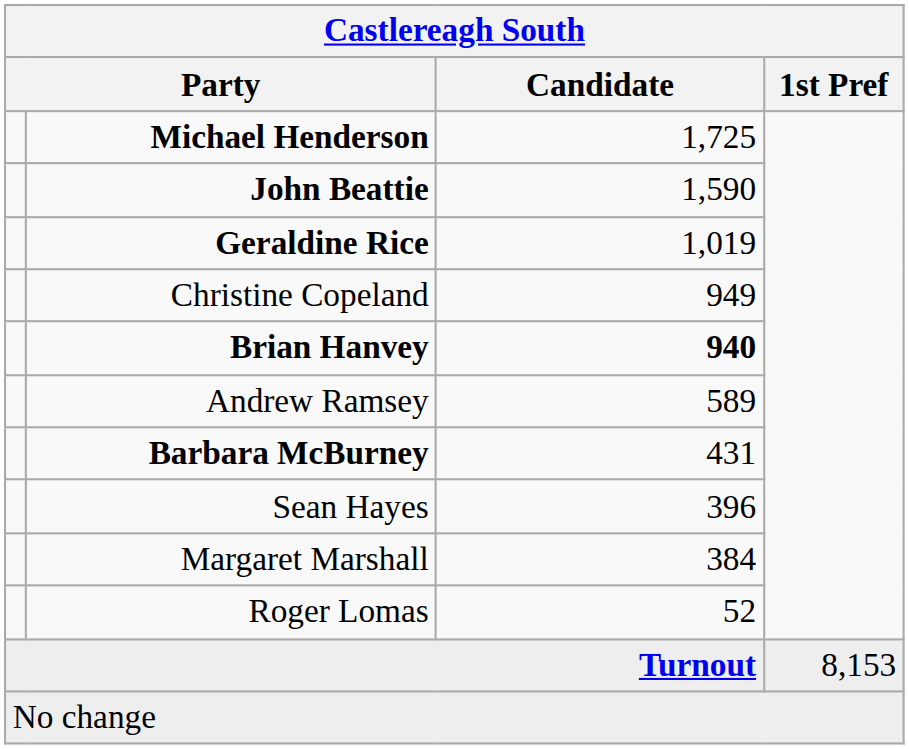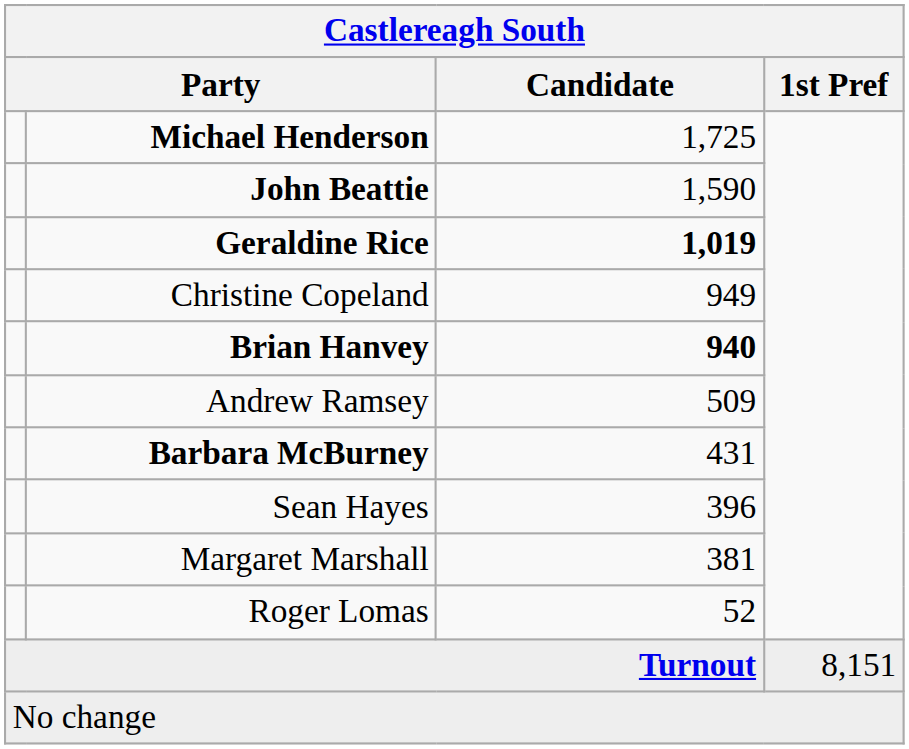(719, 242) normal -> (719, 242) bold
(731, 400) 589 -> (731, 400) 509
(731, 558) 384 -> (731, 558) 381
(859, 664) 8,153 -> (859, 664) 8,151
